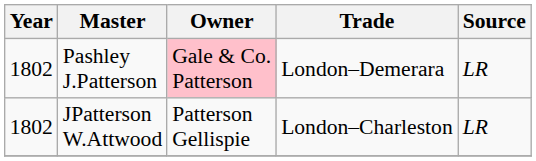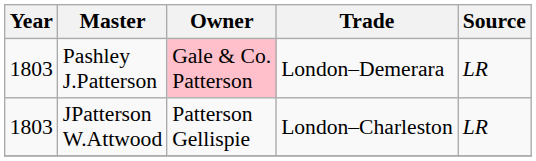(31, 68) 1802 -> (31, 68) 1803
(31, 126) 1802 -> (31, 126) 1803
